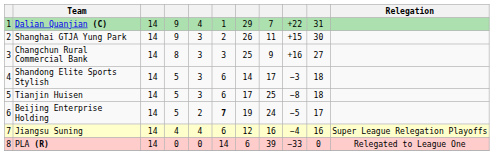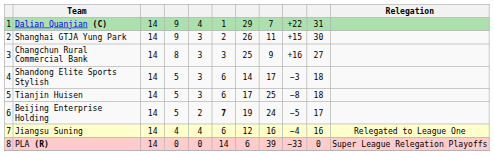(410, 131) Super League Relegation Playoffs -> (410, 131) Relegated to League One
(410, 144) Relegated to League One -> (410, 144) Super League Relegation Playoffs
